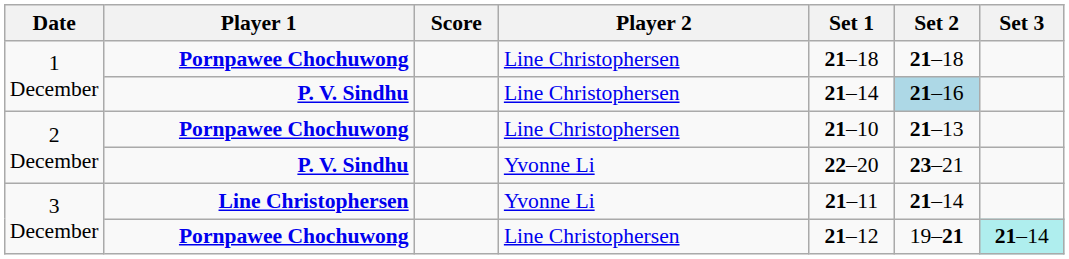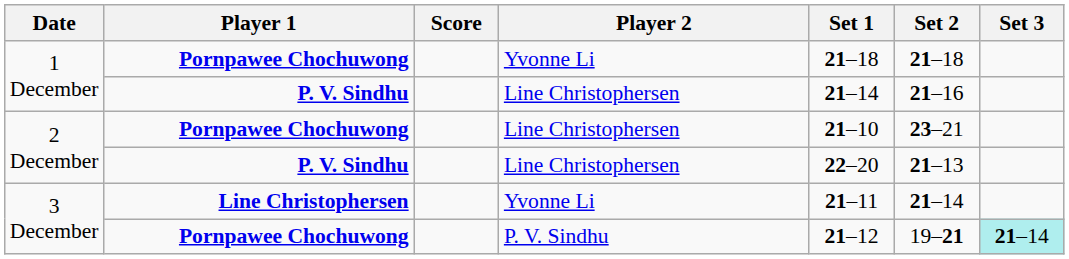(592, 58) Line Christophersen -> (549, 58) Yvonne Li
(937, 93) lightblue background -> (937, 93) no background
(937, 129) 21–13 -> (937, 129) 23–21
(549, 165) Yvonne Li -> (592, 165) Line Christophersen
(937, 165) 23–21 -> (937, 165) 21–13
(592, 236) Line Christophersen -> (556, 236) P. V. Sindhu
